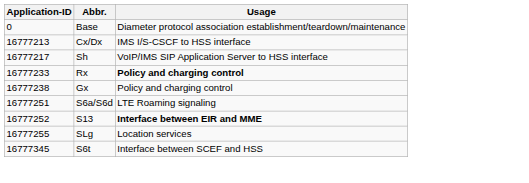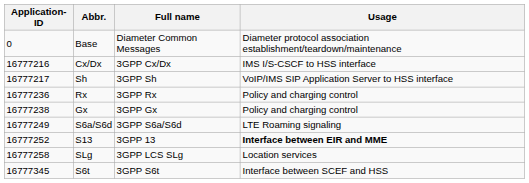+ column: (177, 17)
(28, 42) 16777213 -> (28, 64) 16777216
(28, 73) 16777233 -> (28, 94) 16777236
(180, 73) bold -> (300, 94) normal
(28, 103) 16777251 -> (28, 125) 16777249
(28, 133) 16777255 -> (28, 155) 16777258
